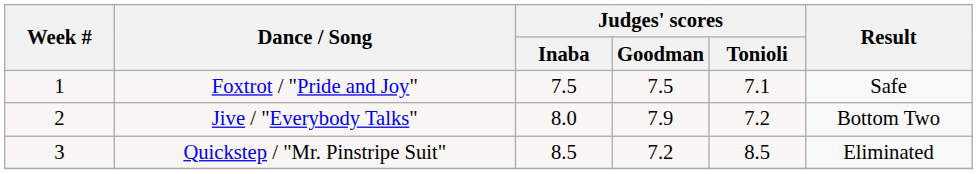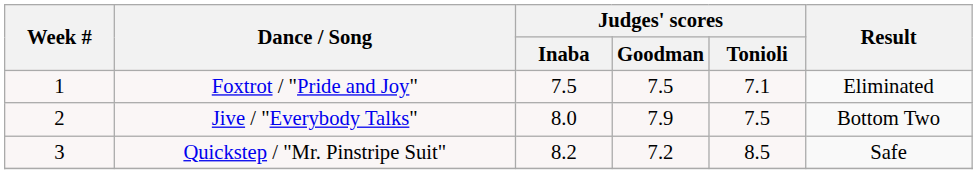(889, 86) Safe -> (889, 86) Eliminated
(757, 119) 7.2 -> (757, 119) 7.5
(564, 151) 8.5 -> (564, 151) 8.2
(889, 151) Eliminated -> (889, 151) Safe
